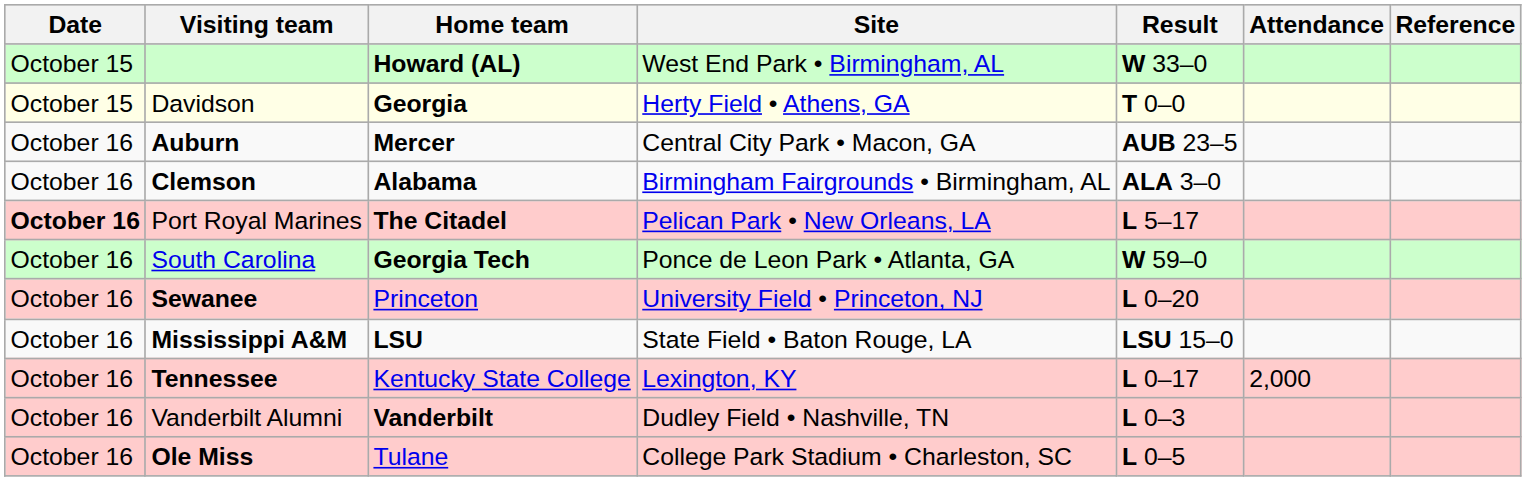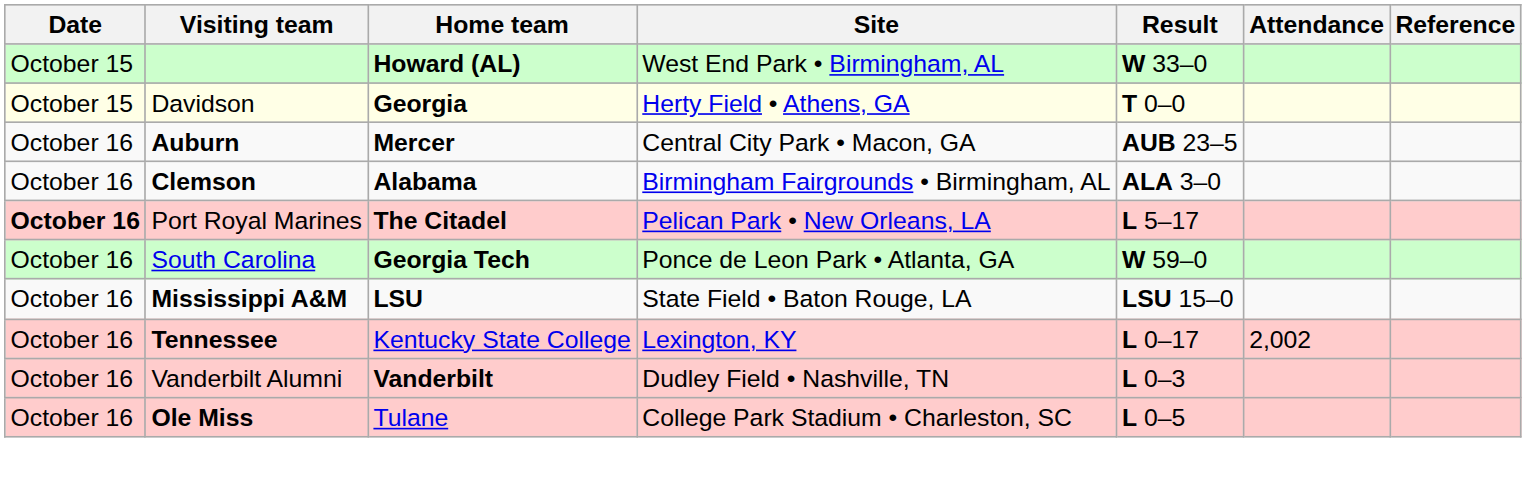- row: (204, 299)
(1280, 378) 2,000 -> (1280, 338) 2,002
